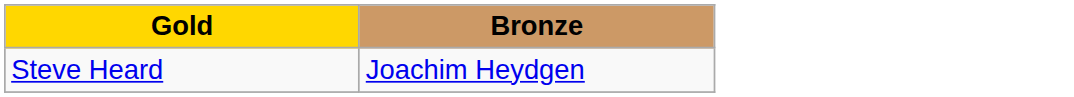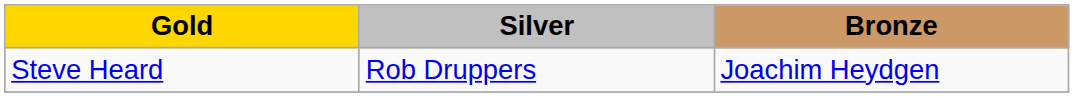+ column: (537, 26)
